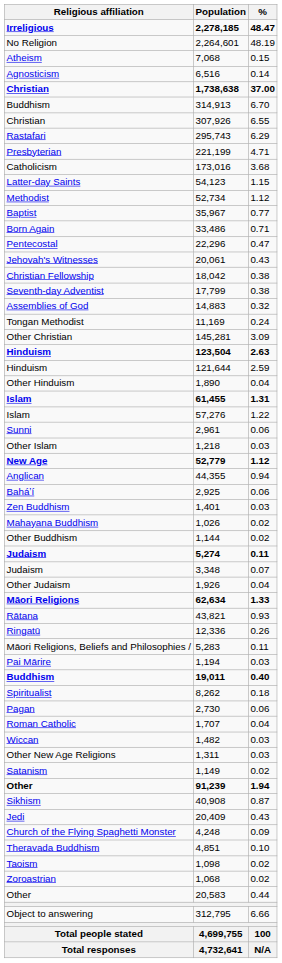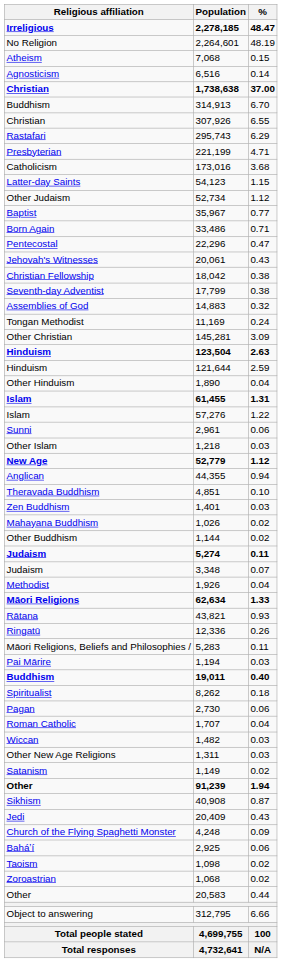(28, 197) Methodist -> (38, 197) Other Judaism
rows swapped: (208, 848) <-> (208, 492)
(38, 584) Other Judaism -> (28, 584) Methodist
